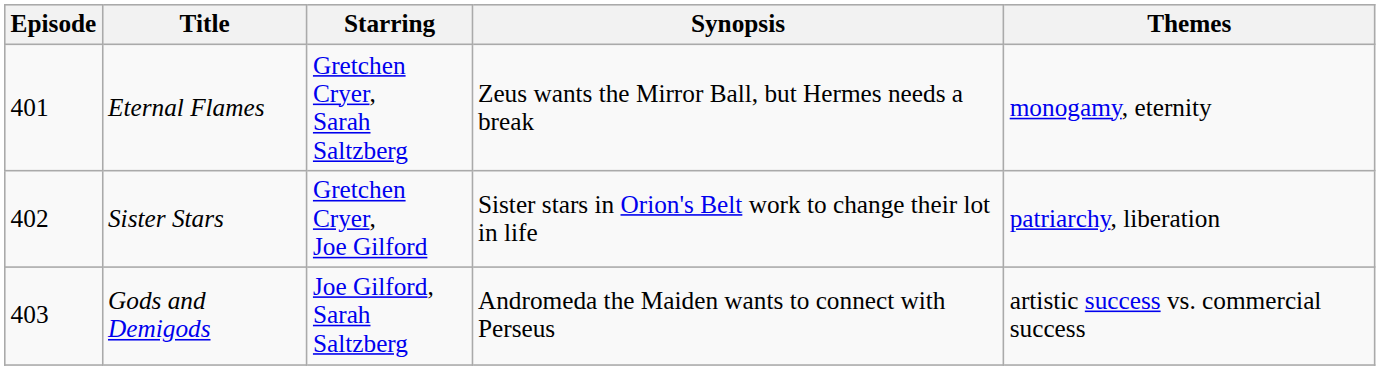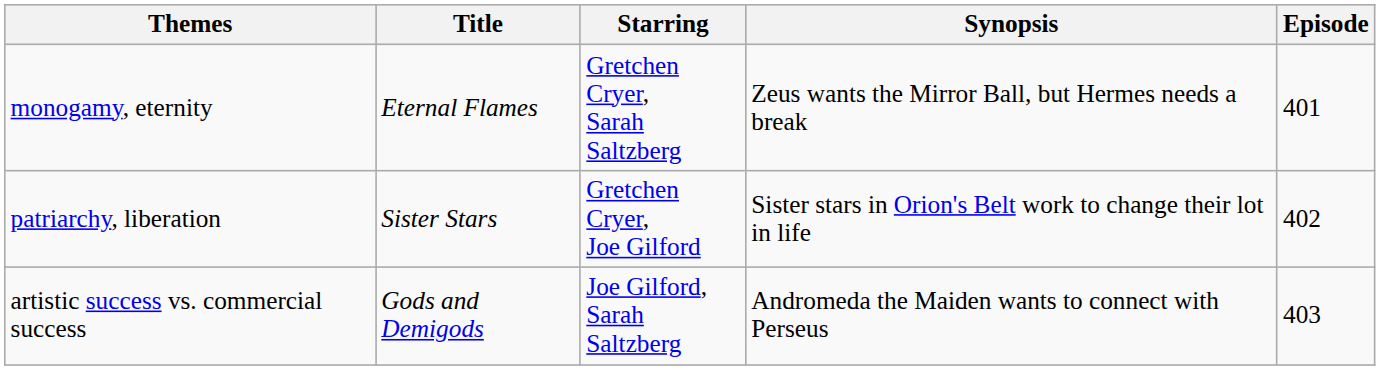columns swapped: (53, 24) <-> (1189, 24)
